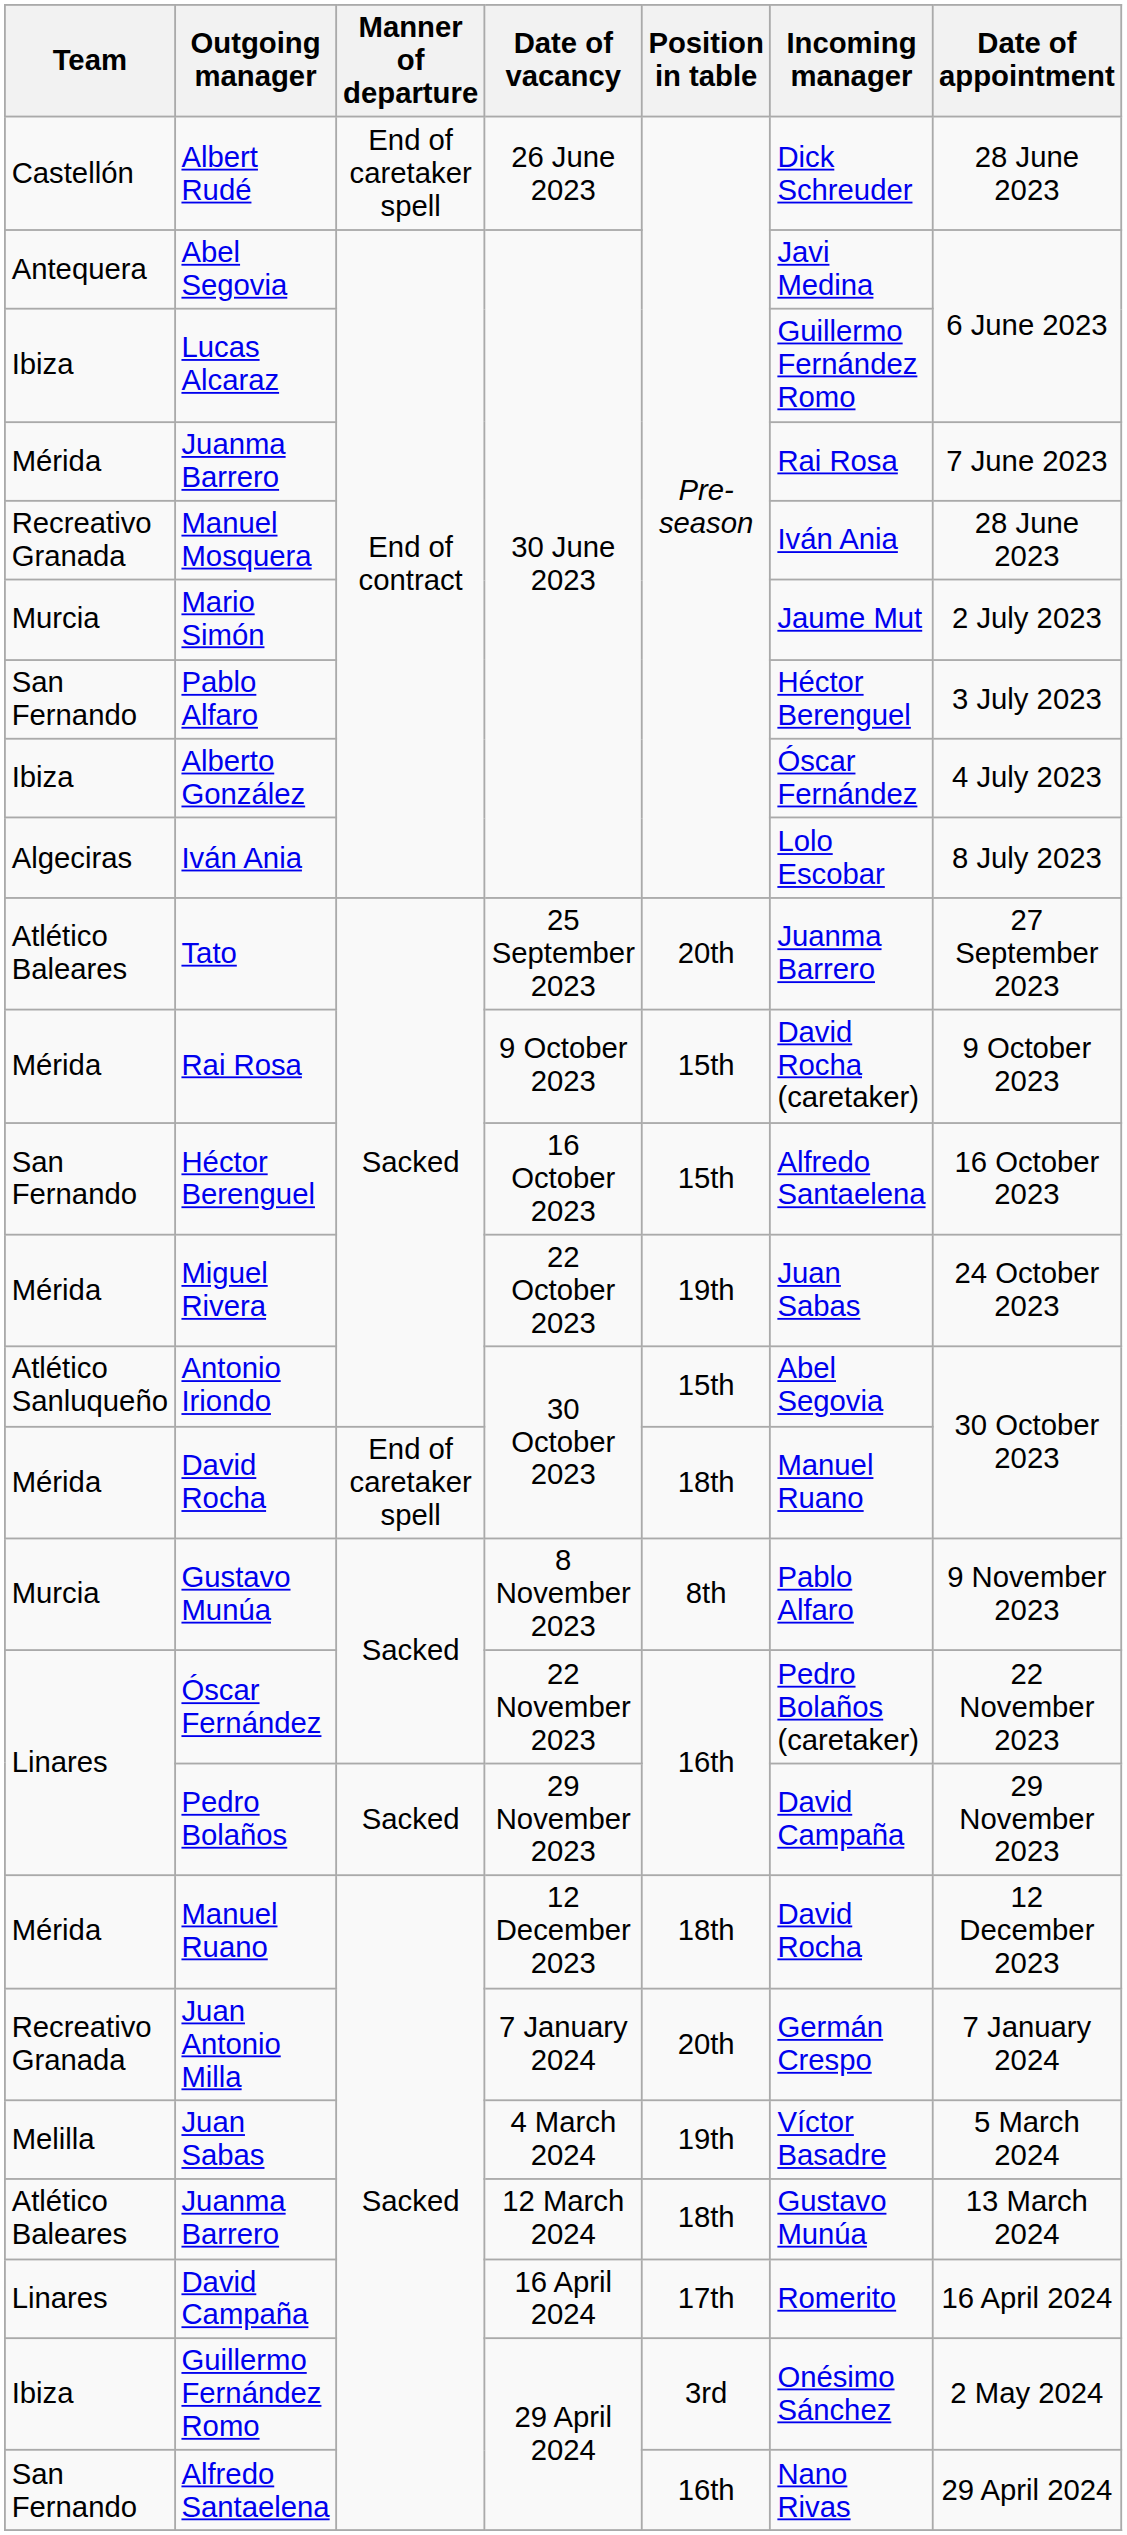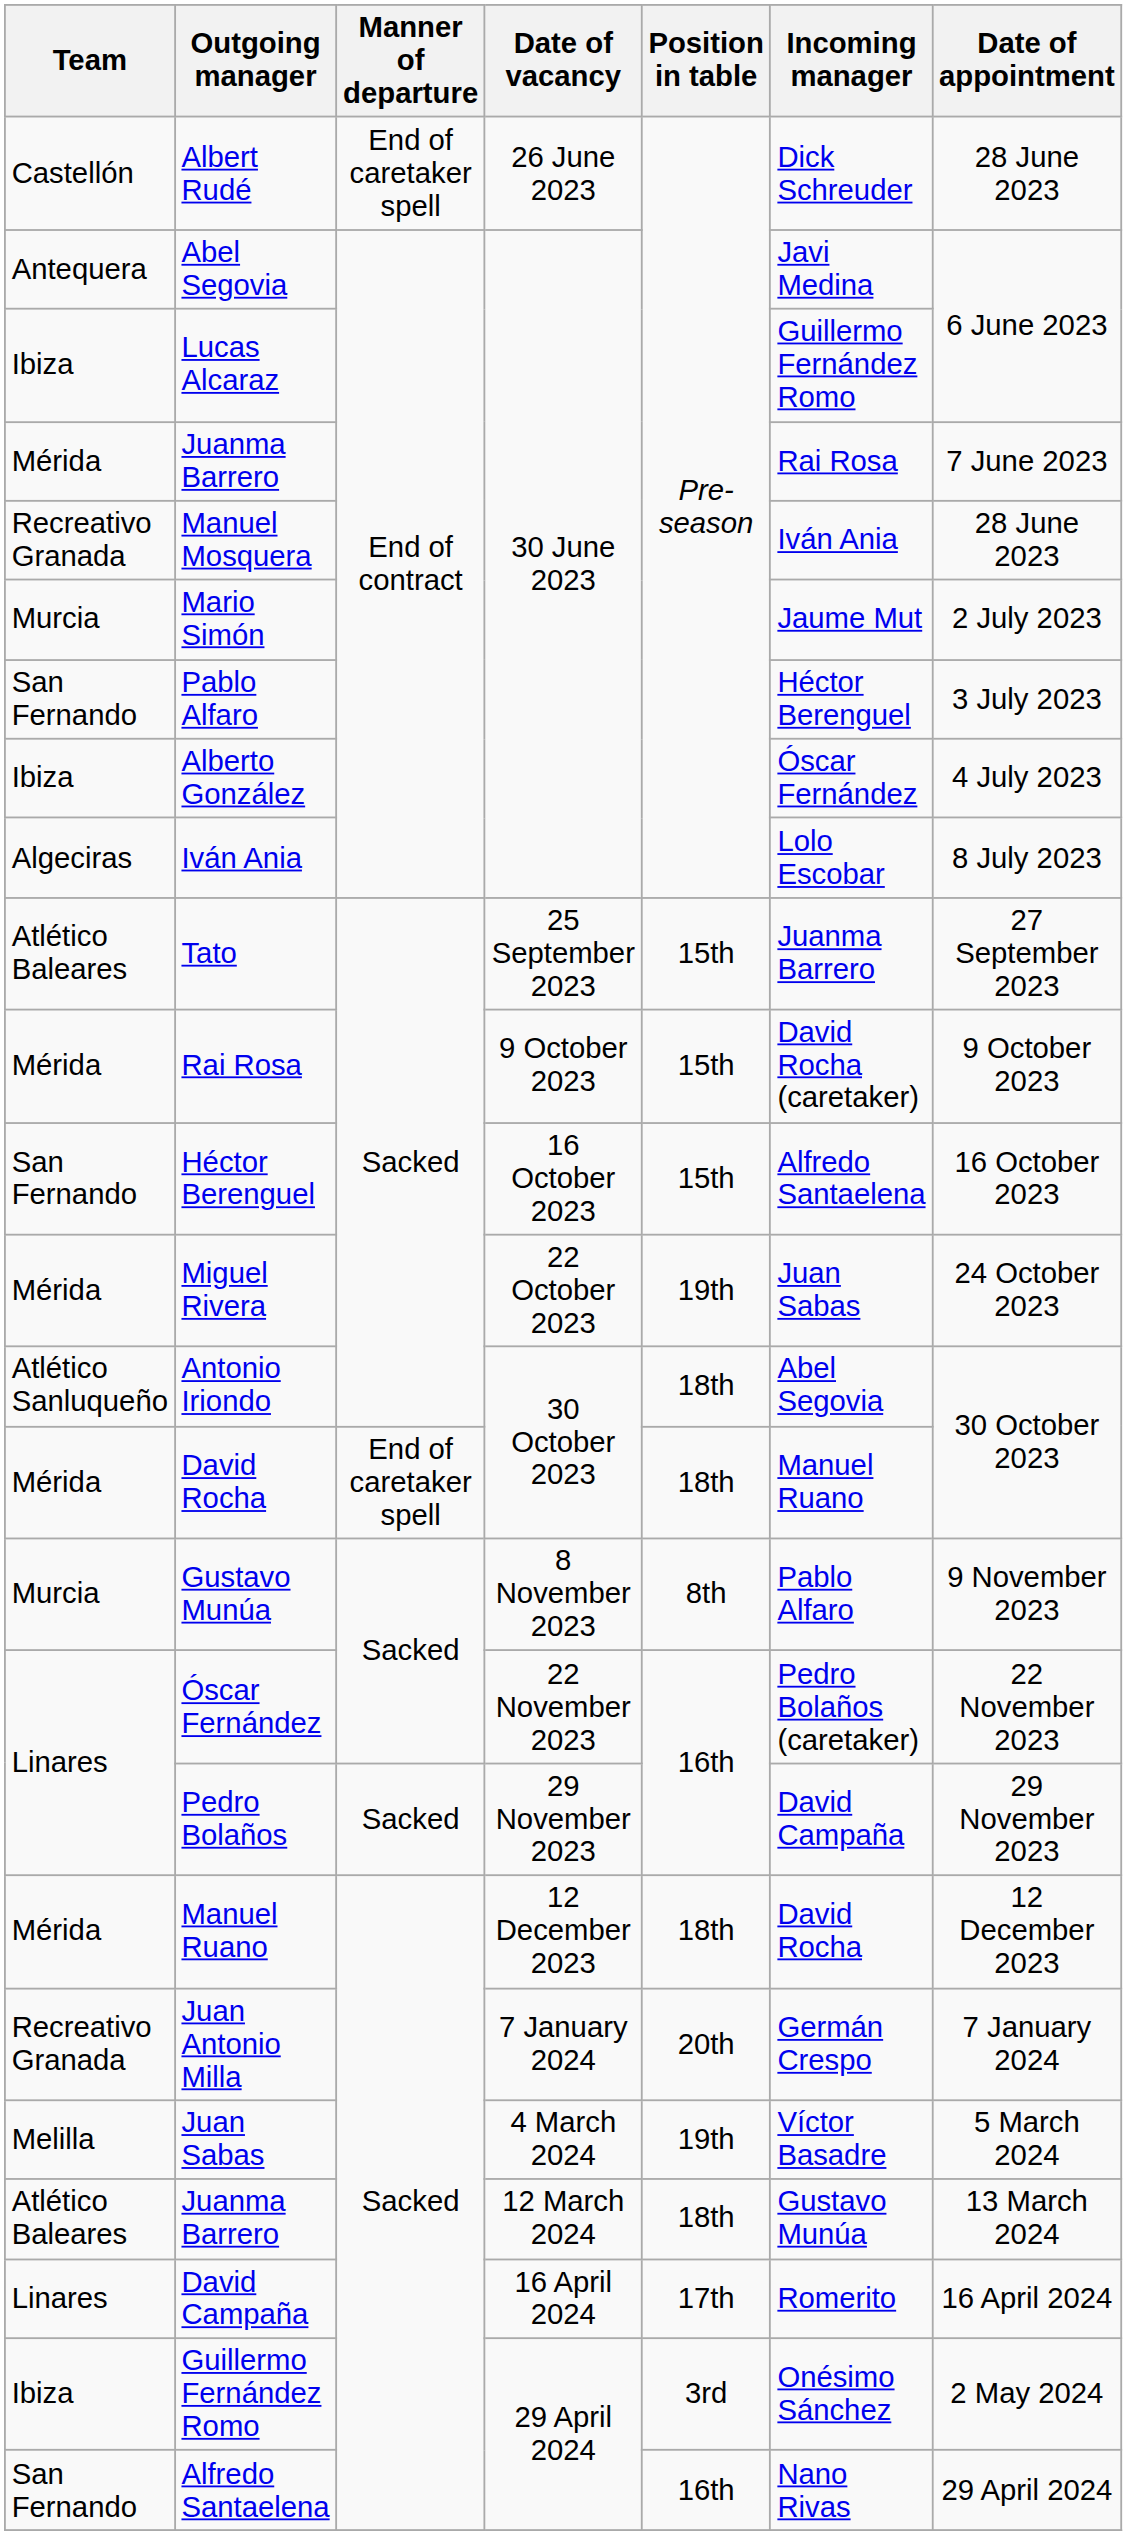(706, 953) 20th -> (706, 953) 15th
(706, 1386) 15th -> (706, 1386) 18th
